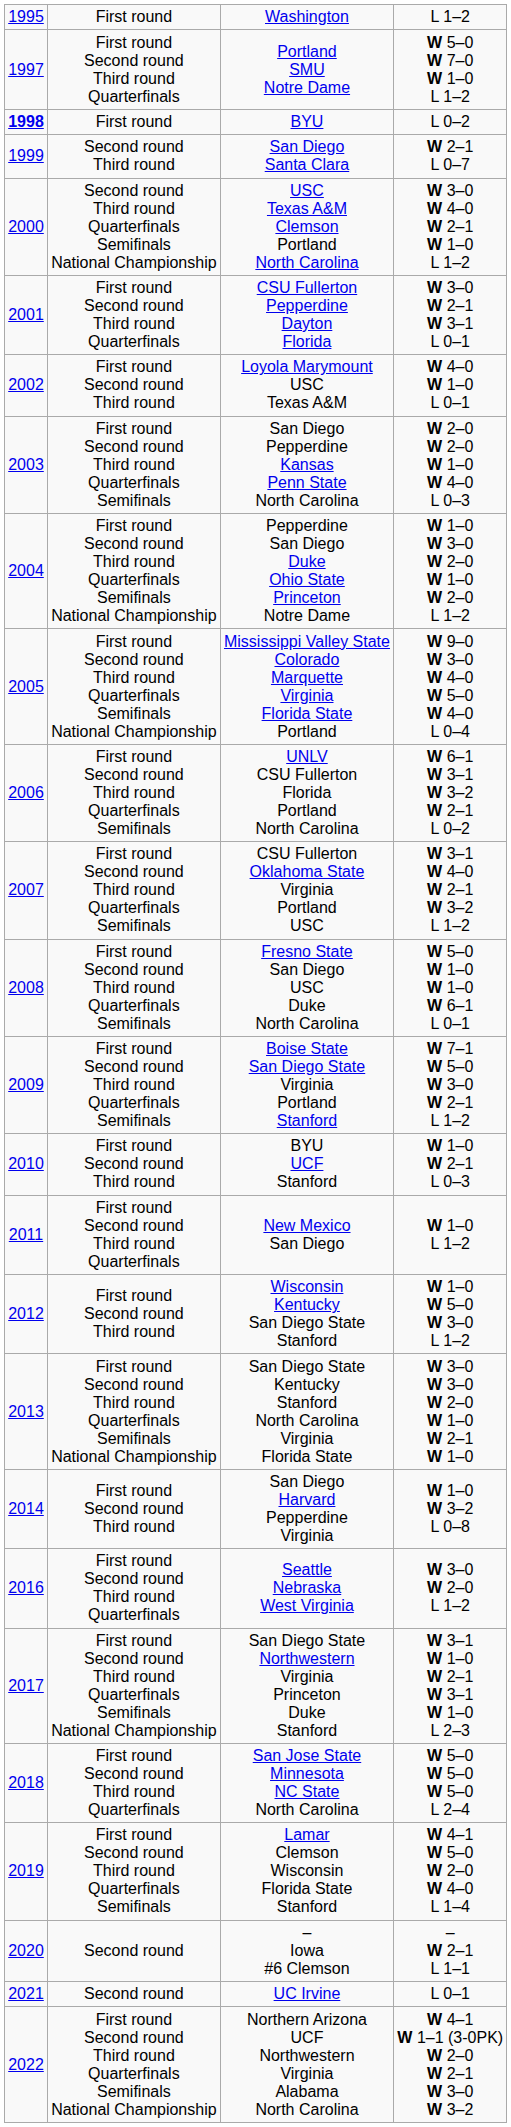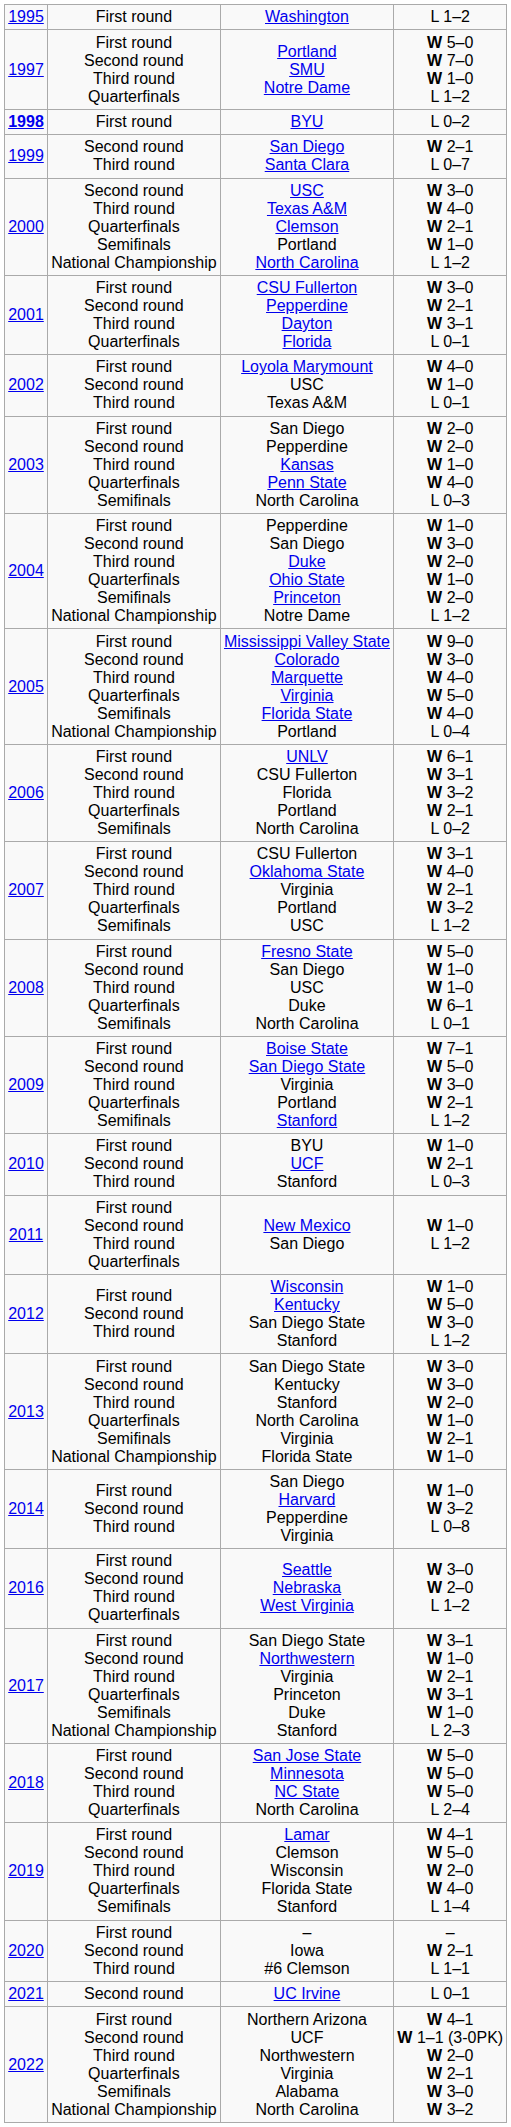(134, 1950) Second round -> (134, 1950) First round Second round Third round
